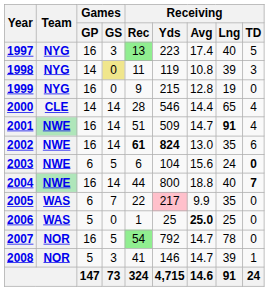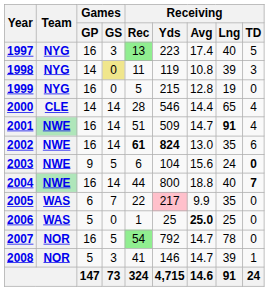(139, 88) 9 -> (139, 88) 5
(90, 164) 6 -> (90, 164) 9
